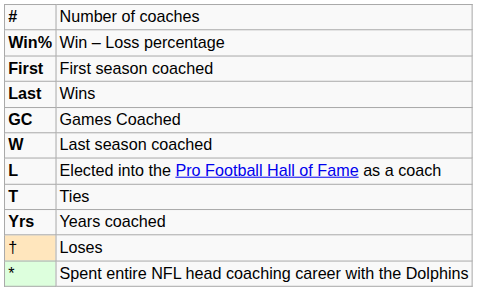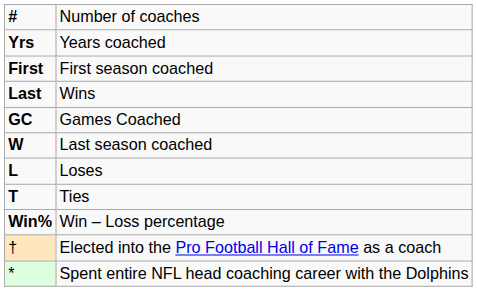rows swapped: (21, 222) <-> (30, 42)
(250, 171) Elected into the Pro Football Hall of Fame as a coach -> (81, 171) Loses
(81, 247) Loses -> (250, 247) Elected into the Pro Football Hall of Fame as a coach
